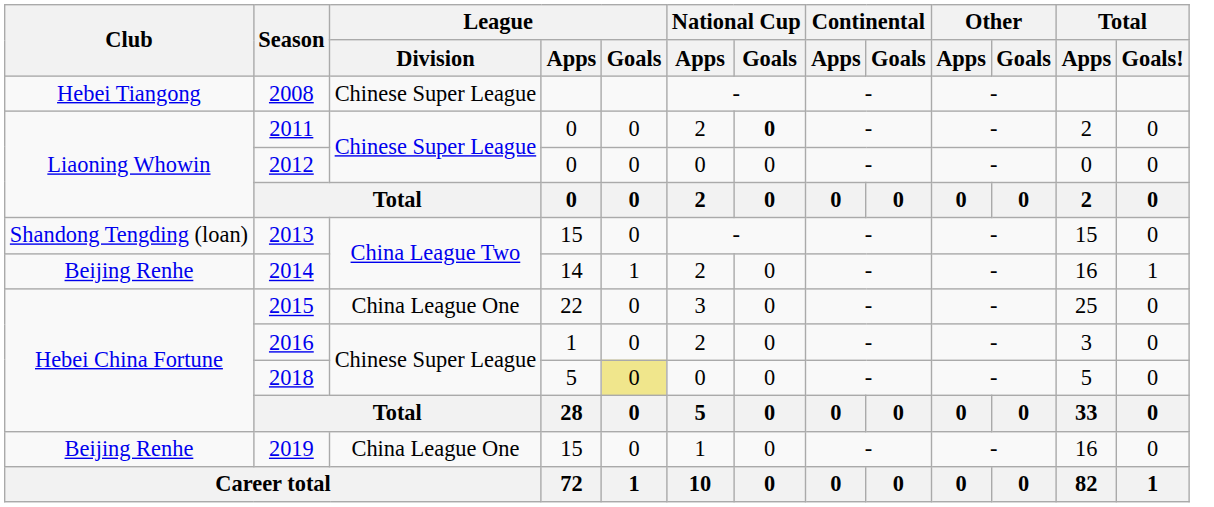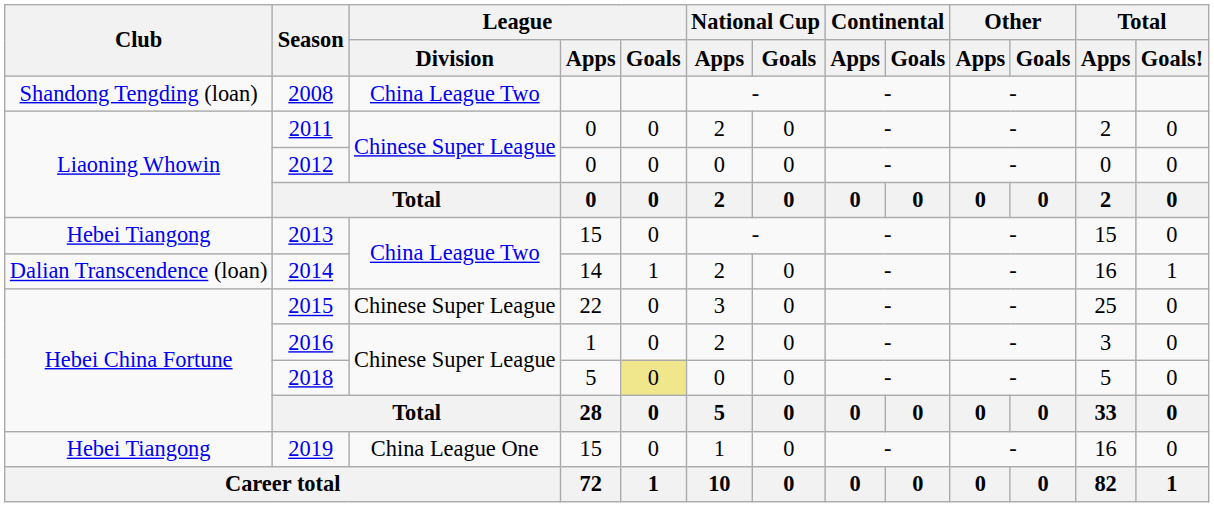(129, 93) Hebei Tiangong -> (139, 93) Shandong Tengding (loan)
(435, 93) Chinese Super League -> (455, 93) China League Two
(770, 128) bold -> (789, 128) normal
(129, 235) Shandong Tengding (loan) -> (139, 235) Hebei Tiangong
(129, 270) Beijing Renhe -> (139, 270) Dalian Transcendence (loan)
(435, 306) China League One -> (455, 306) Chinese Super League
(129, 448) Beijing Renhe -> (139, 448) Hebei Tiangong
